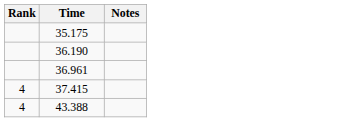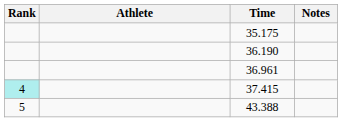+ column: (135, 13)
(22, 88) no background -> (22, 88) paleturquoise background
(22, 107) 4 -> (22, 107) 5
